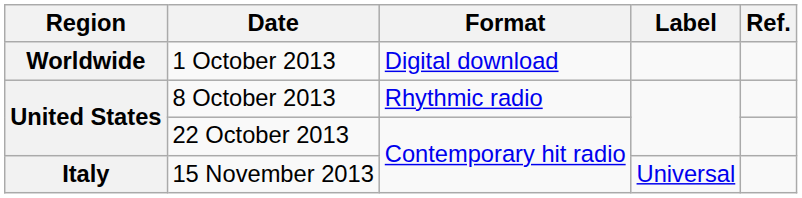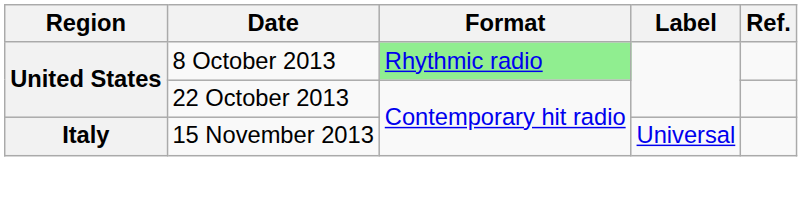- row: (254, 60)
(464, 98) no background -> (464, 60) lightgreen background
